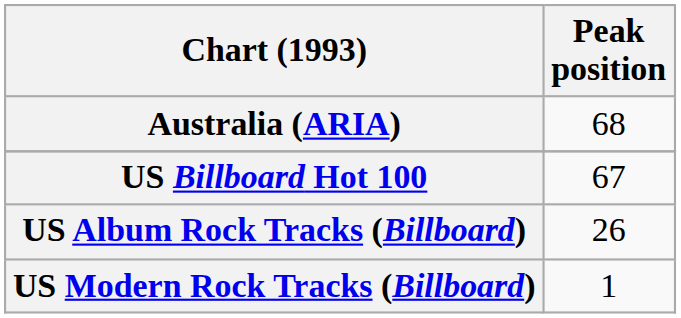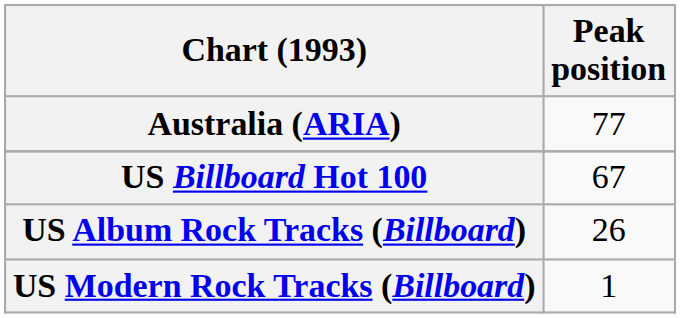(609, 123) 68 -> (609, 123) 77
